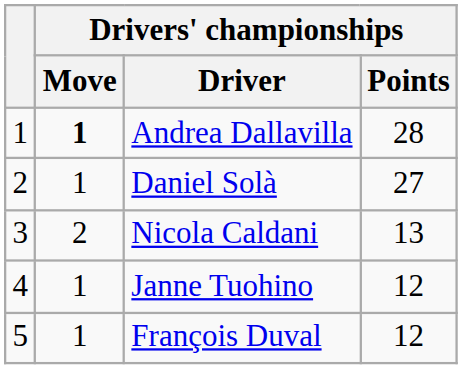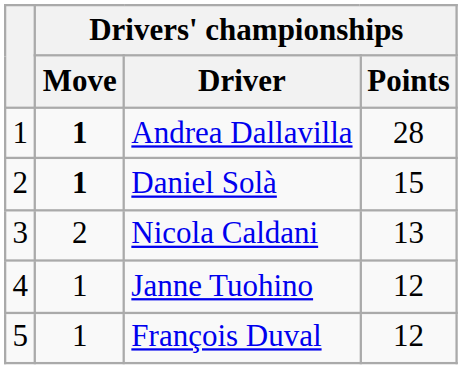(80, 183) normal -> (80, 183) bold
(409, 183) 27 -> (409, 183) 15
